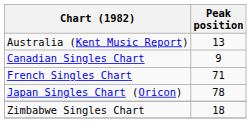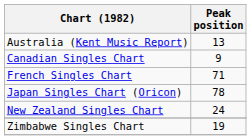+ row: (85, 110)
(218, 110) 18 -> (218, 127) 19
